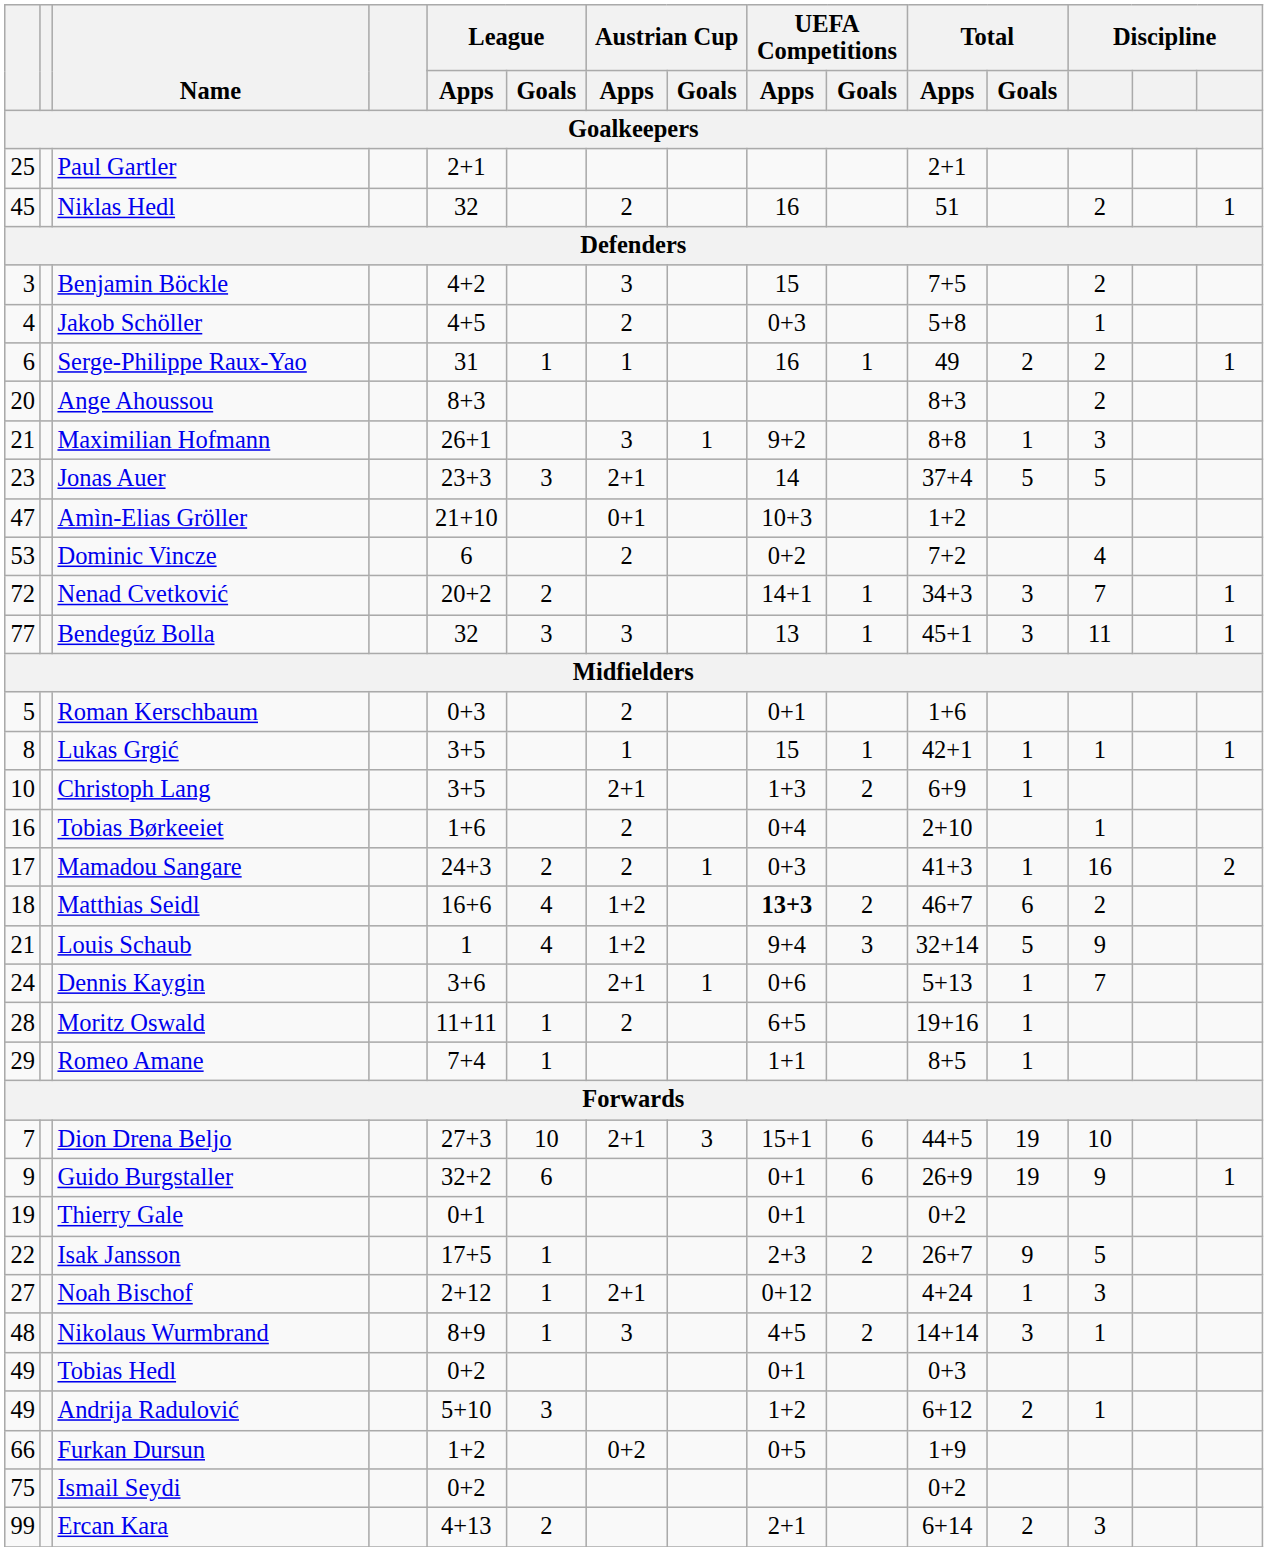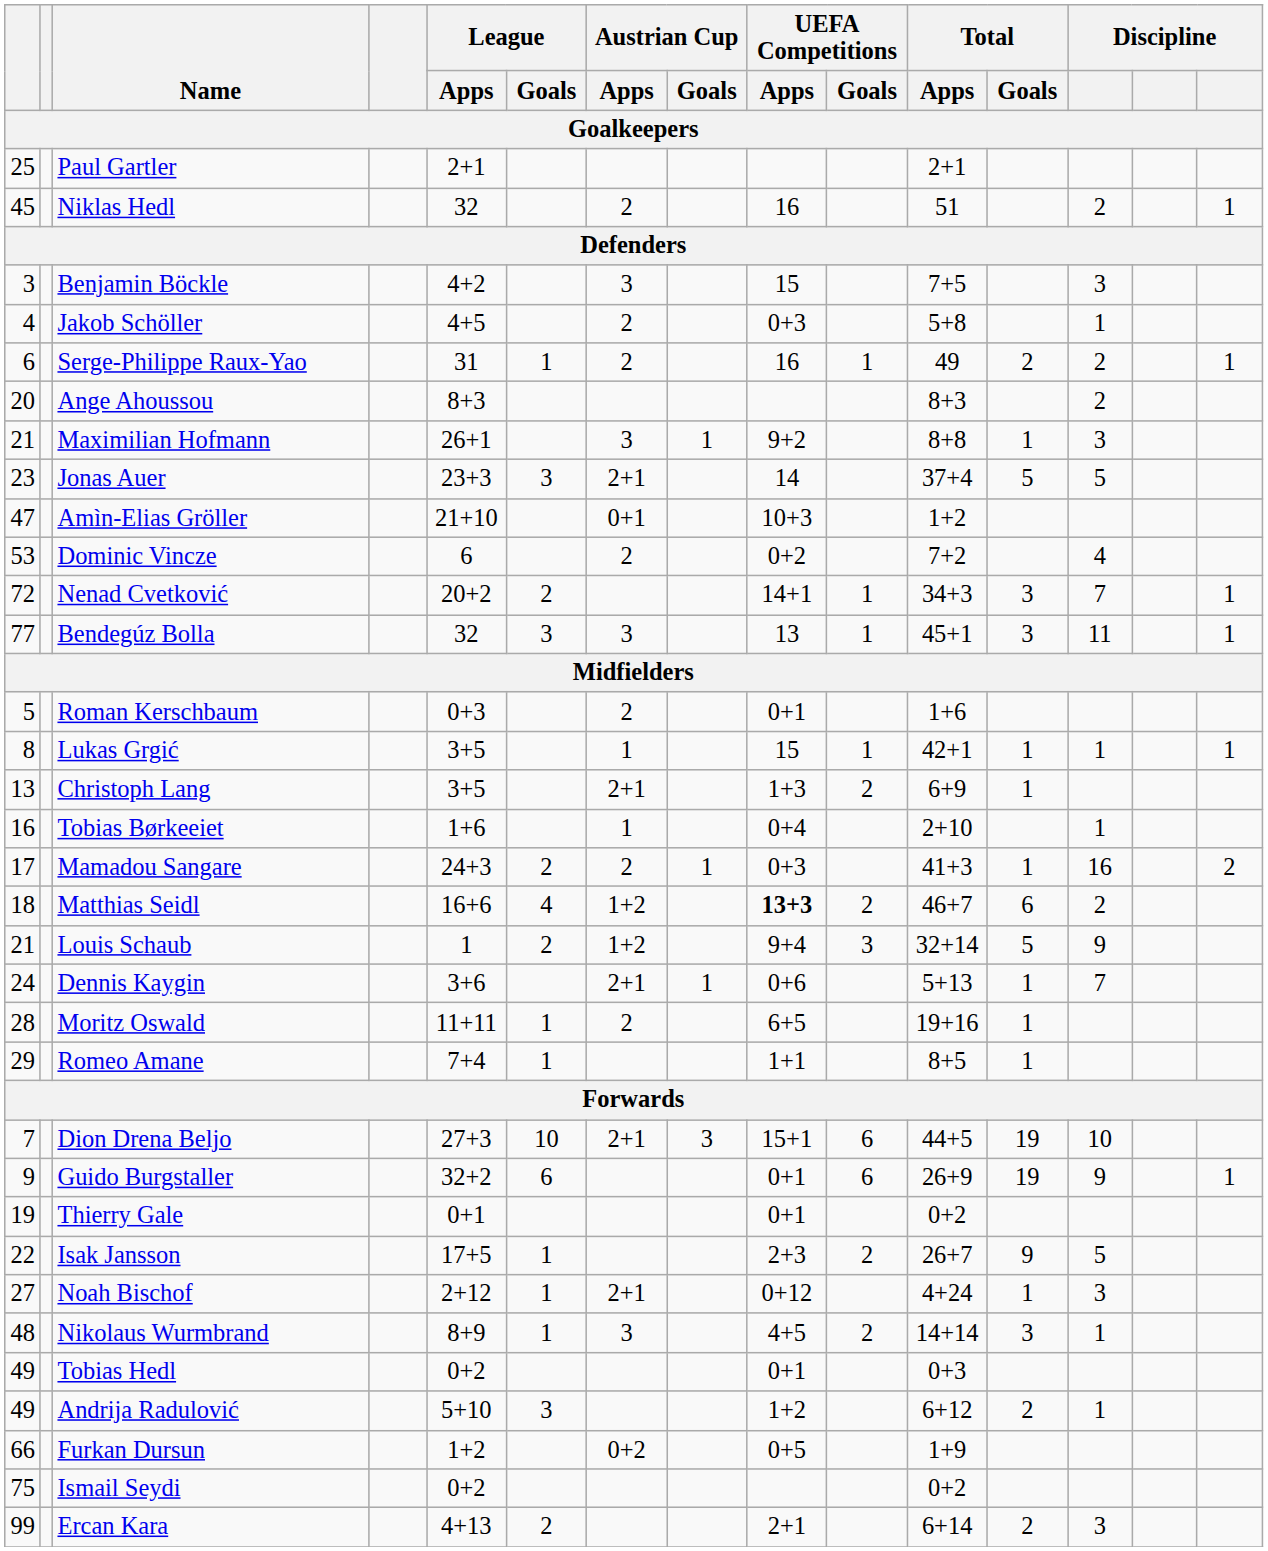(1100, 284) 2 -> (1100, 284) 3
(627, 362) 1 -> (627, 362) 2
(23, 789) 10 -> (23, 789) 13
(627, 827) 2 -> (627, 827) 1
(546, 944) 4 -> (546, 944) 2
